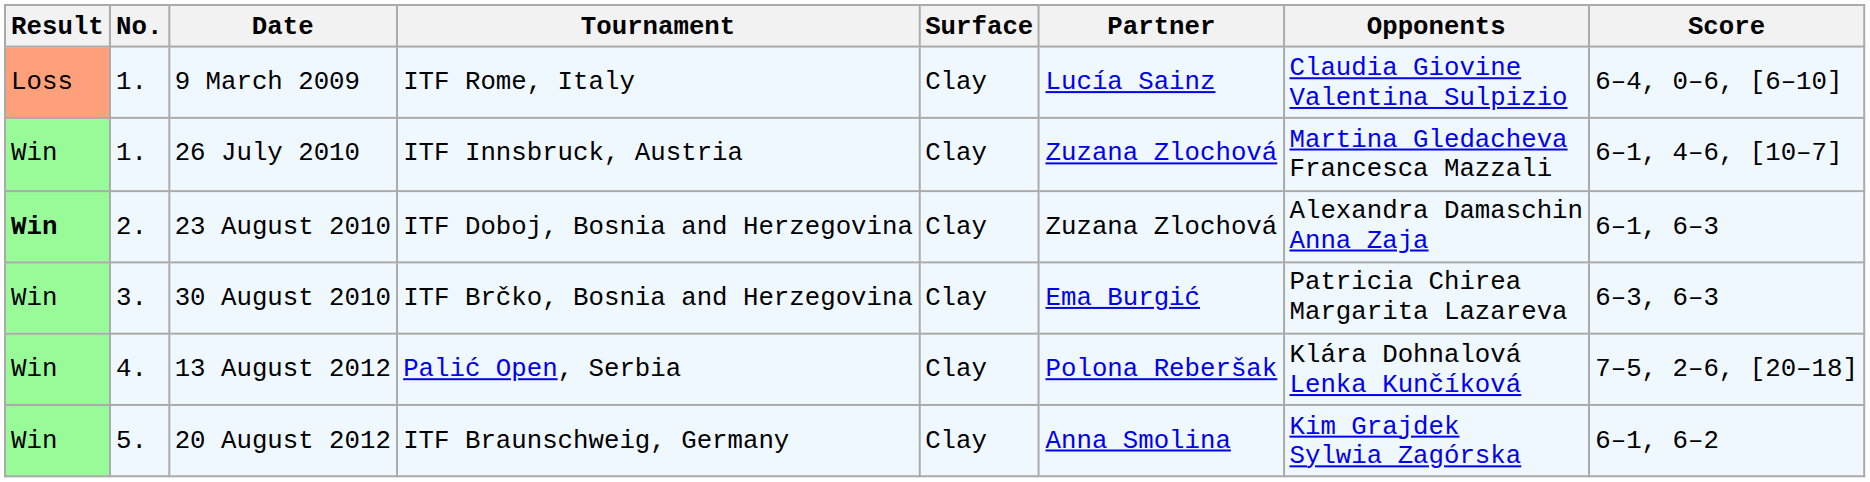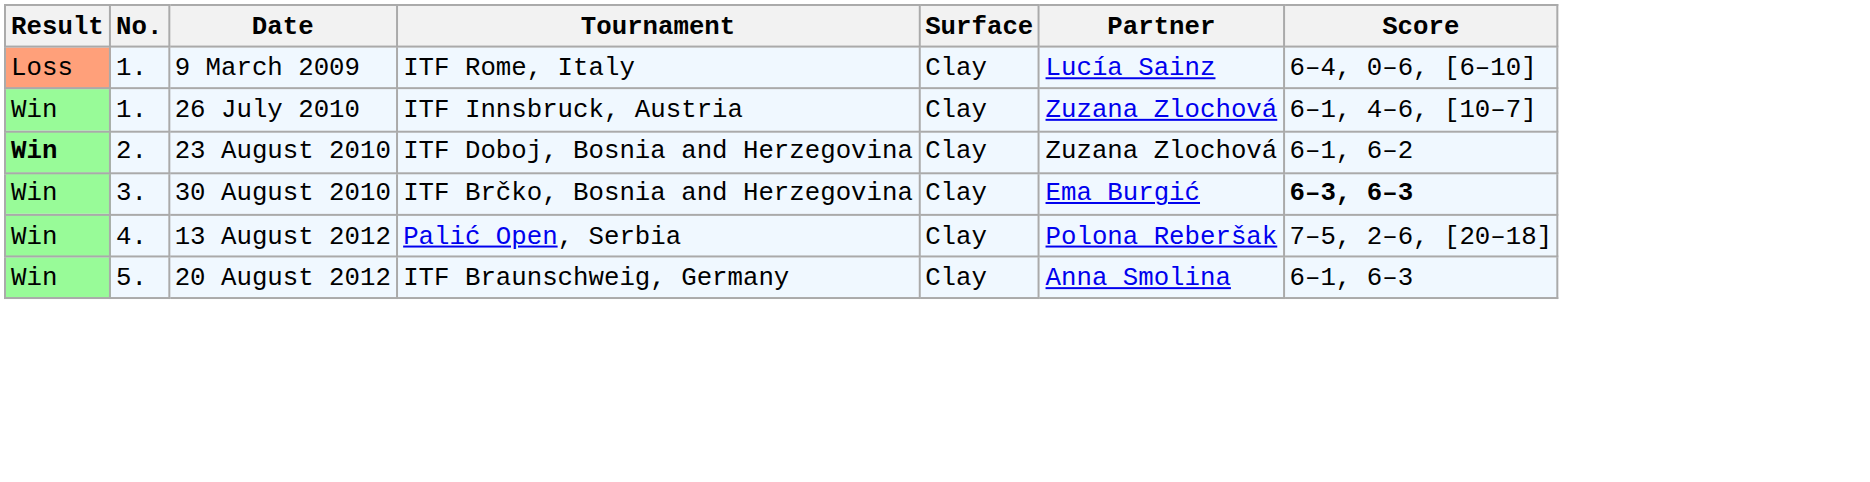- column: (1436, 26)
(1657, 226) 6–1, 6–3 -> (1351, 152) 6–1, 6–2
(1657, 298) normal -> (1351, 194) bold
(1657, 441) 6–1, 6–2 -> (1351, 278) 6–1, 6–3
